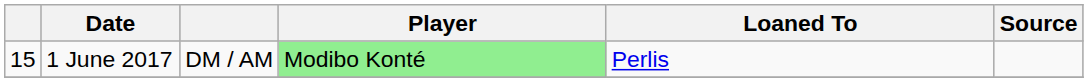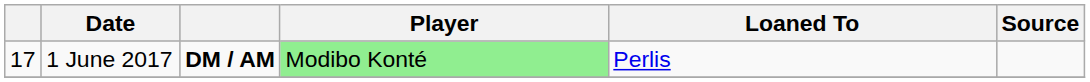(23, 59) 15 -> (23, 59) 17
(229, 59) normal -> (230, 59) bold
